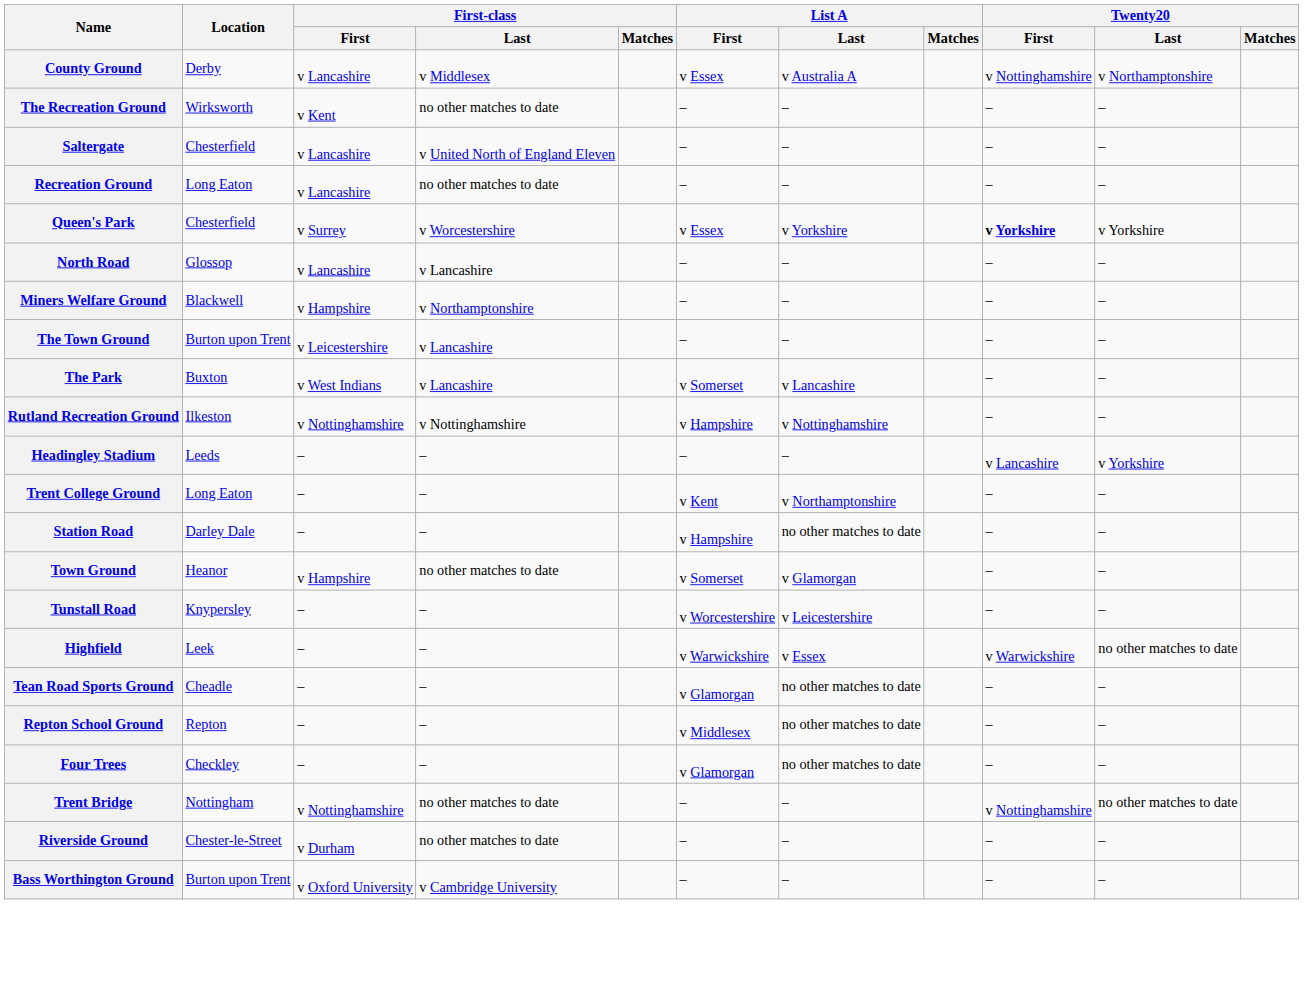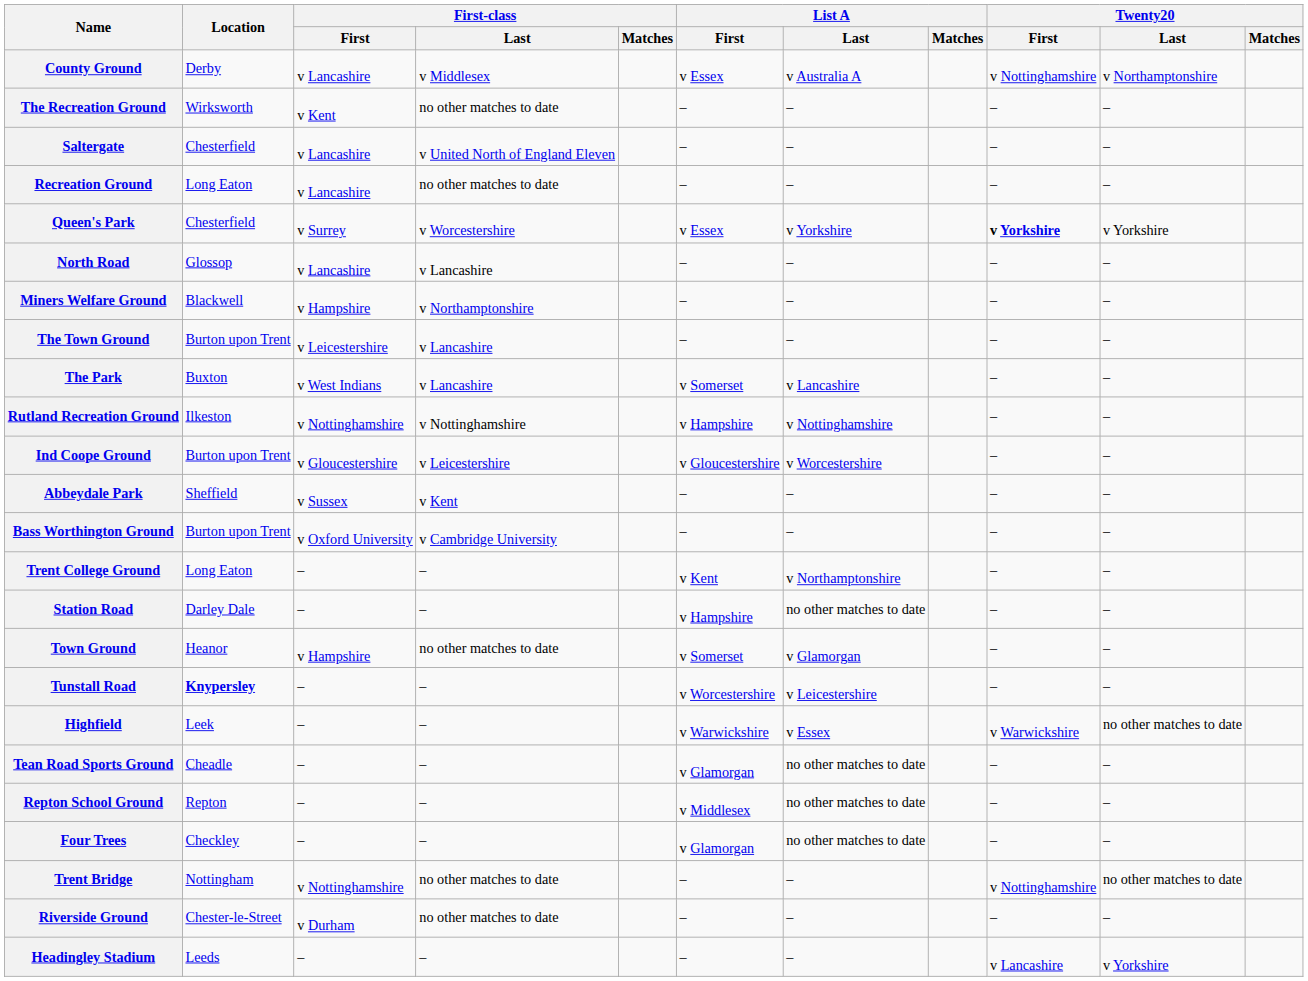+ row: (93, 455)
+ row: (93, 493)
rows swapped: (93, 879) <-> (93, 455)
(218, 609) normal -> (220, 686) bold
